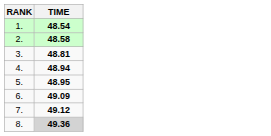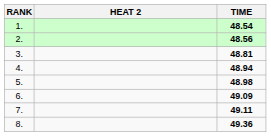+ column: (126, 12)
(59, 40) 48.58 -> (241, 40) 48.56
(59, 82) 48.95 -> (241, 82) 48.98
(59, 110) 49.12 -> (241, 110) 49.11
(59, 125) lightgrey background -> (241, 125) no background
